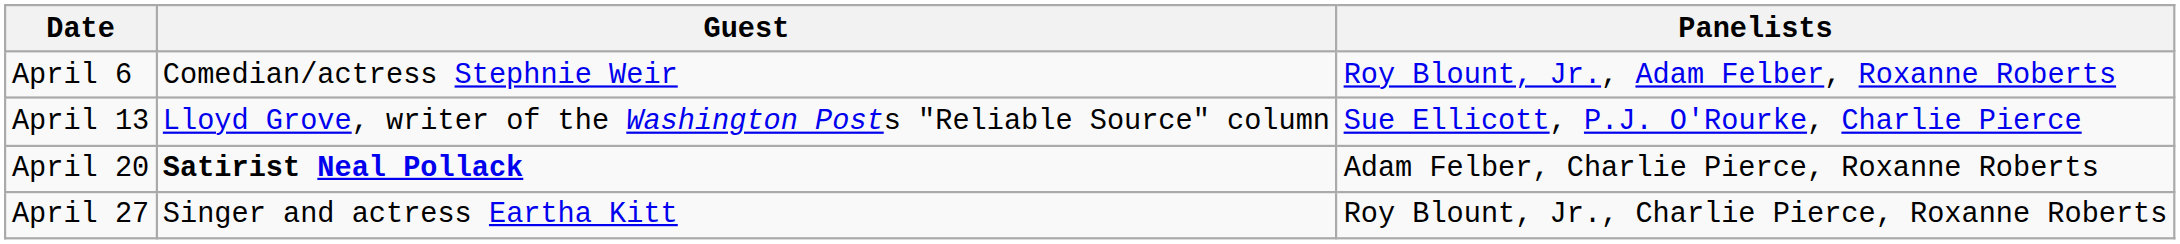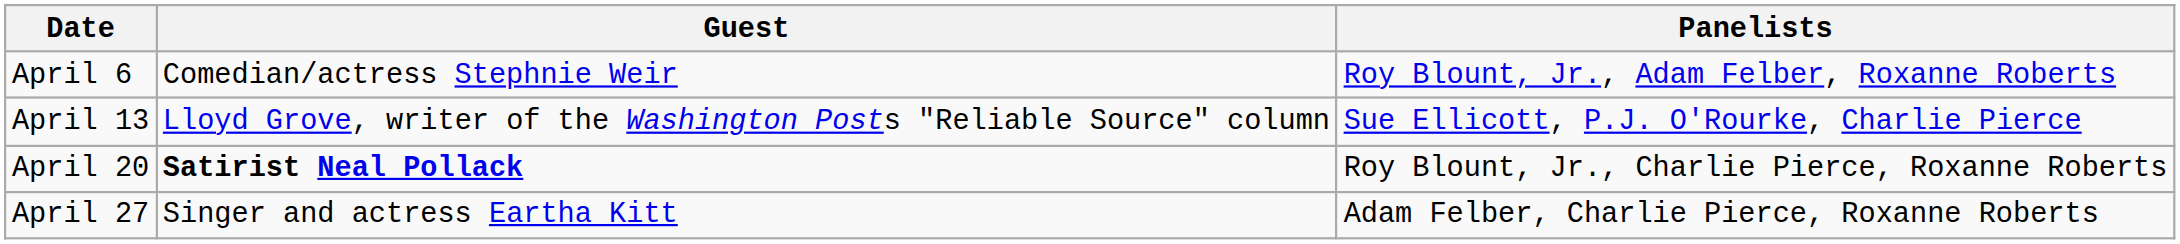(1721, 168) Adam Felber, Charlie Pierce, Roxanne Roberts -> (1756, 168) Roy Blount, Jr., Charlie Pierce, Roxanne Roberts
(1756, 215) Roy Blount, Jr., Charlie Pierce, Roxanne Roberts -> (1721, 215) Adam Felber, Charlie Pierce, Roxanne Roberts
